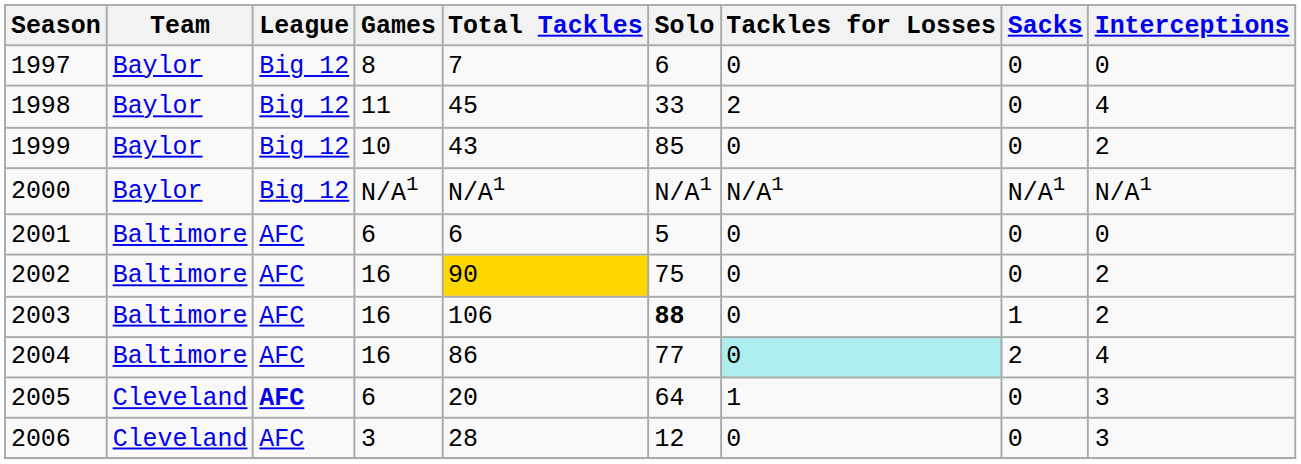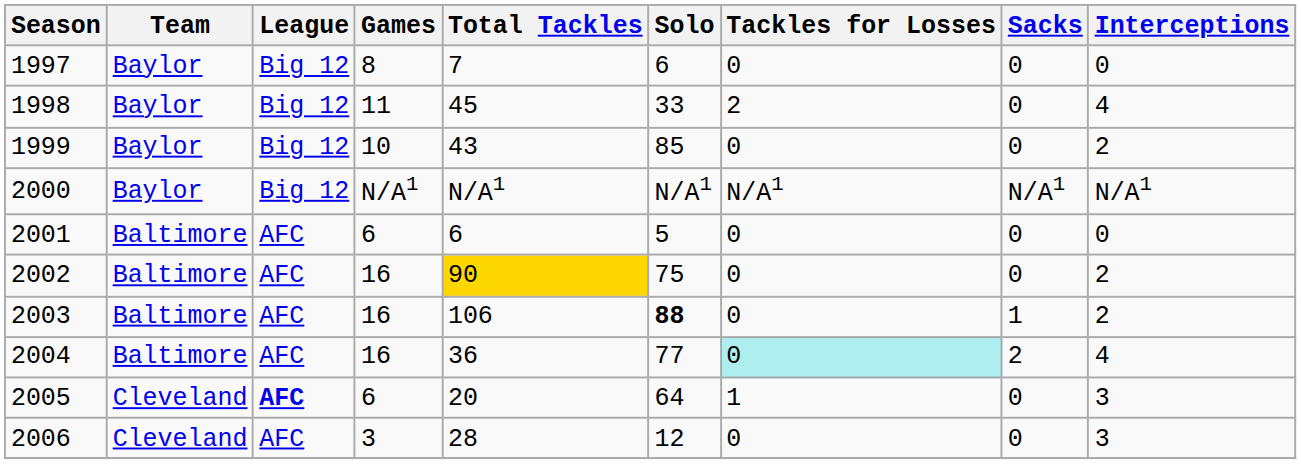(463, 357) 86 -> (463, 357) 36
